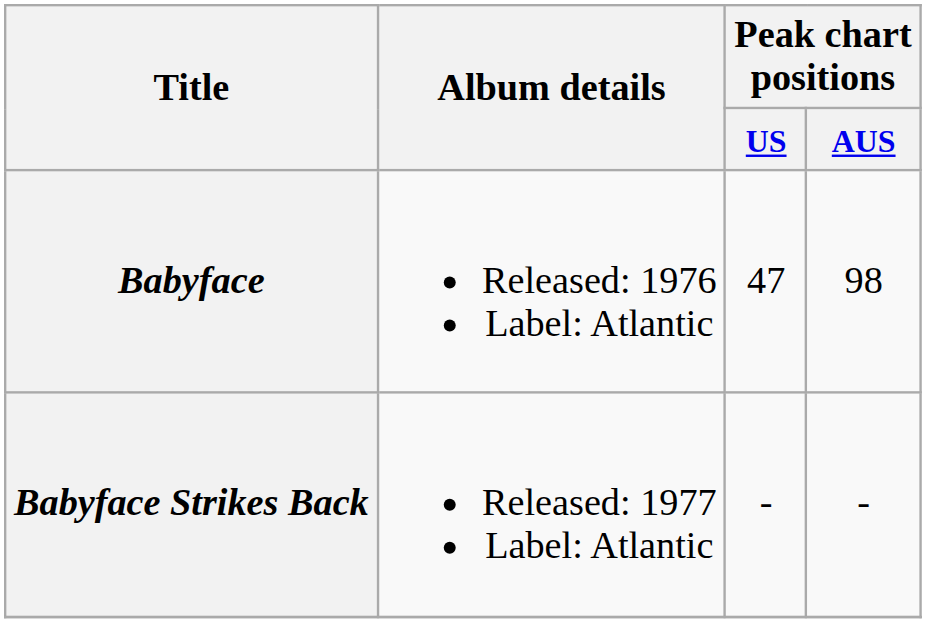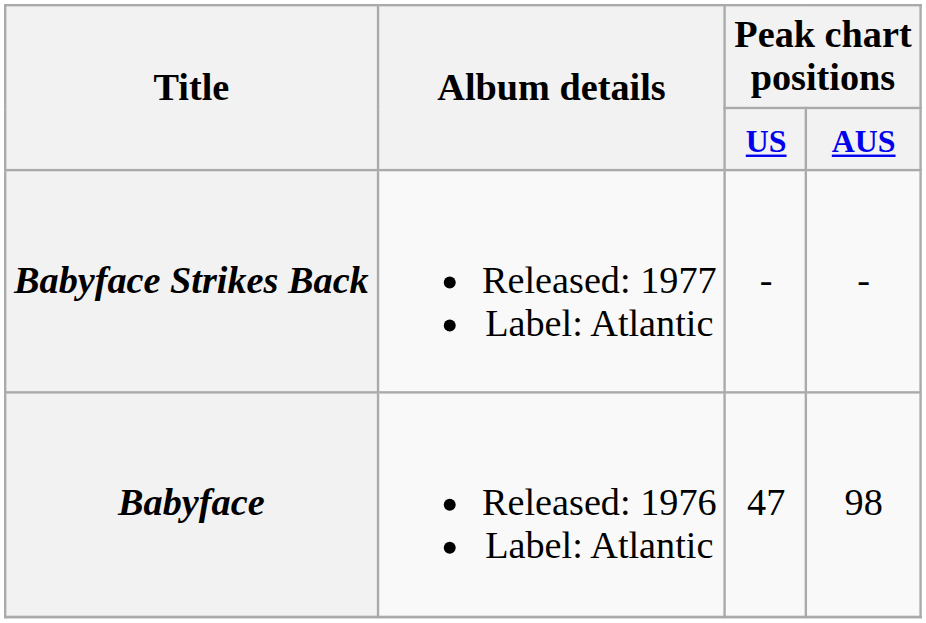rows swapped: (191, 280) <-> (191, 503)
